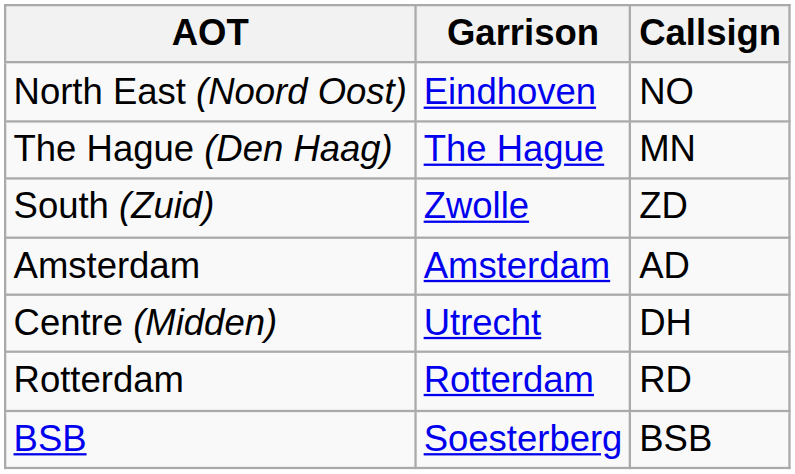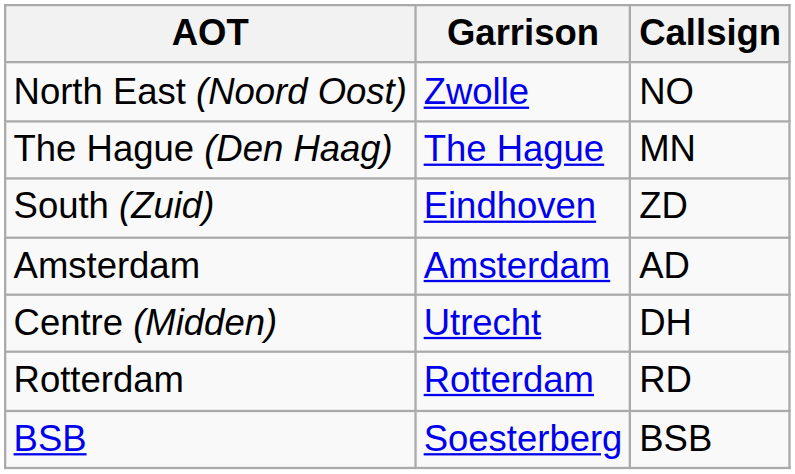(510, 91) Eindhoven -> (476, 91) Zwolle
(476, 206) Zwolle -> (510, 206) Eindhoven
